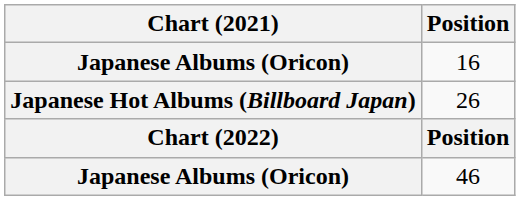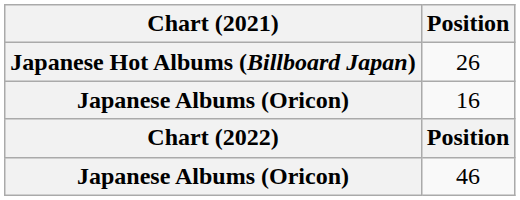rows swapped: (468, 61) <-> (468, 99)
